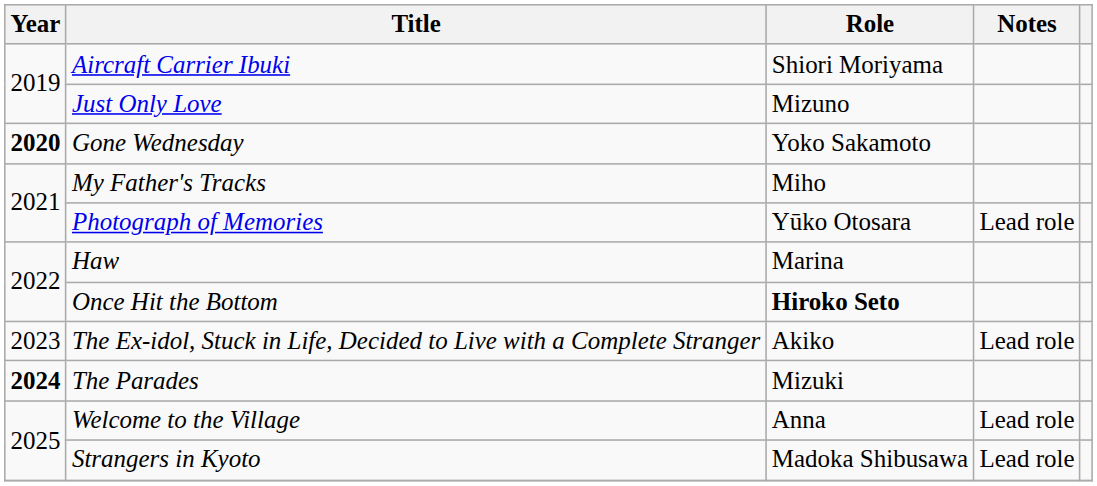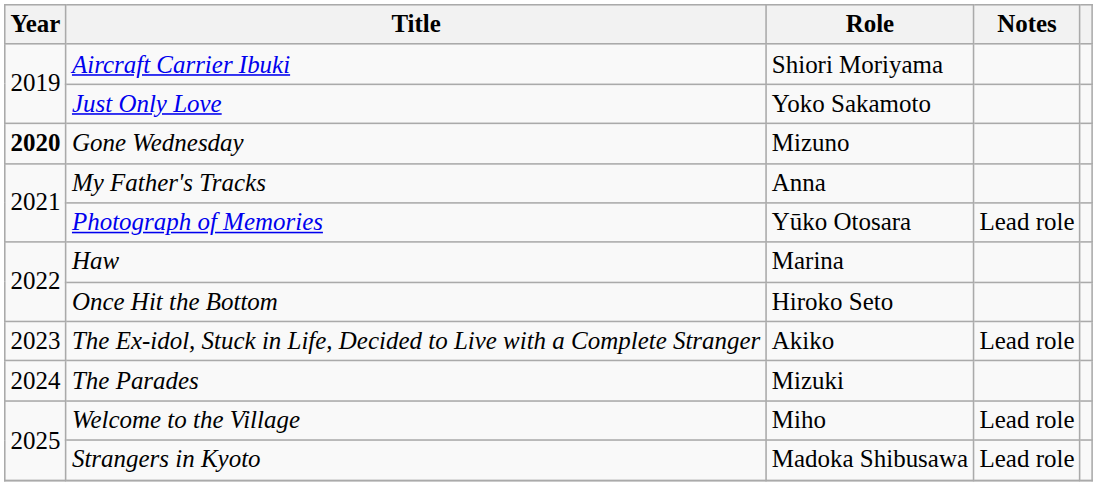(811, 103) Mizuno -> (851, 103) Yoko Sakamoto
(851, 143) Yoko Sakamoto -> (811, 143) Mizuno
(799, 182) Miho -> (799, 182) Anna
(836, 301) bold -> (833, 301) normal
(35, 380) bold -> (35, 380) normal
(799, 420) Anna -> (799, 420) Miho
